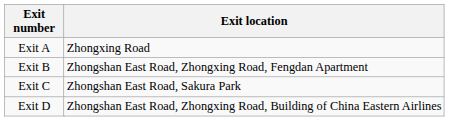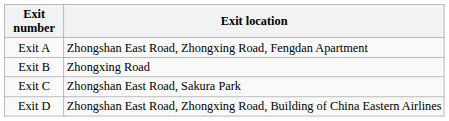(108, 47) Zhongxing Road -> (217, 47) Zhongshan East Road, Zhongxing Road, Fengdan Apartment
(217, 67) Zhongshan East Road, Zhongxing Road, Fengdan Apartment -> (108, 67) Zhongxing Road
